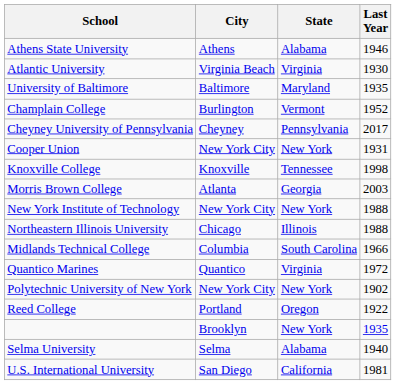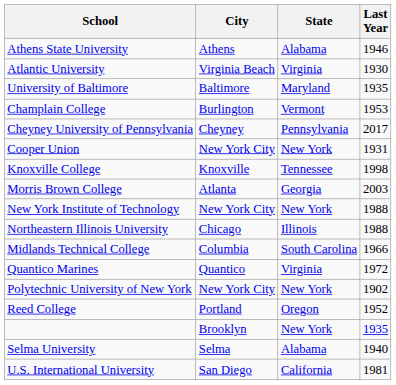(376, 108) 1952 -> (376, 108) 1953
(376, 309) 1922 -> (376, 309) 1952
